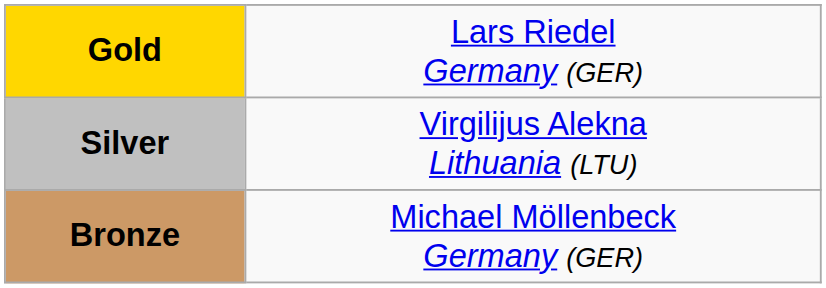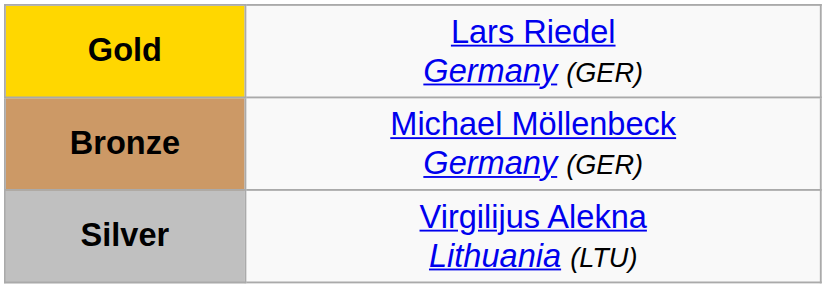rows swapped: (125, 142) <-> (125, 235)
